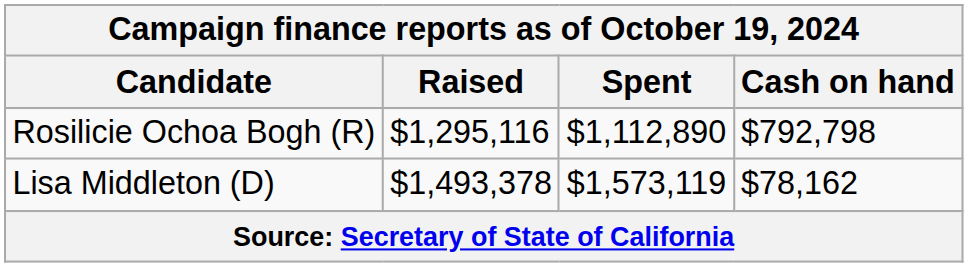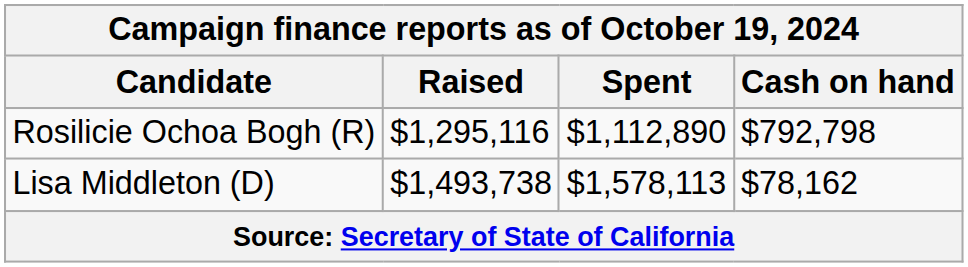(471, 183) $1,493,378 -> (471, 183) $1,493,738
(647, 183) $1,573,119 -> (647, 183) $1,578,113
